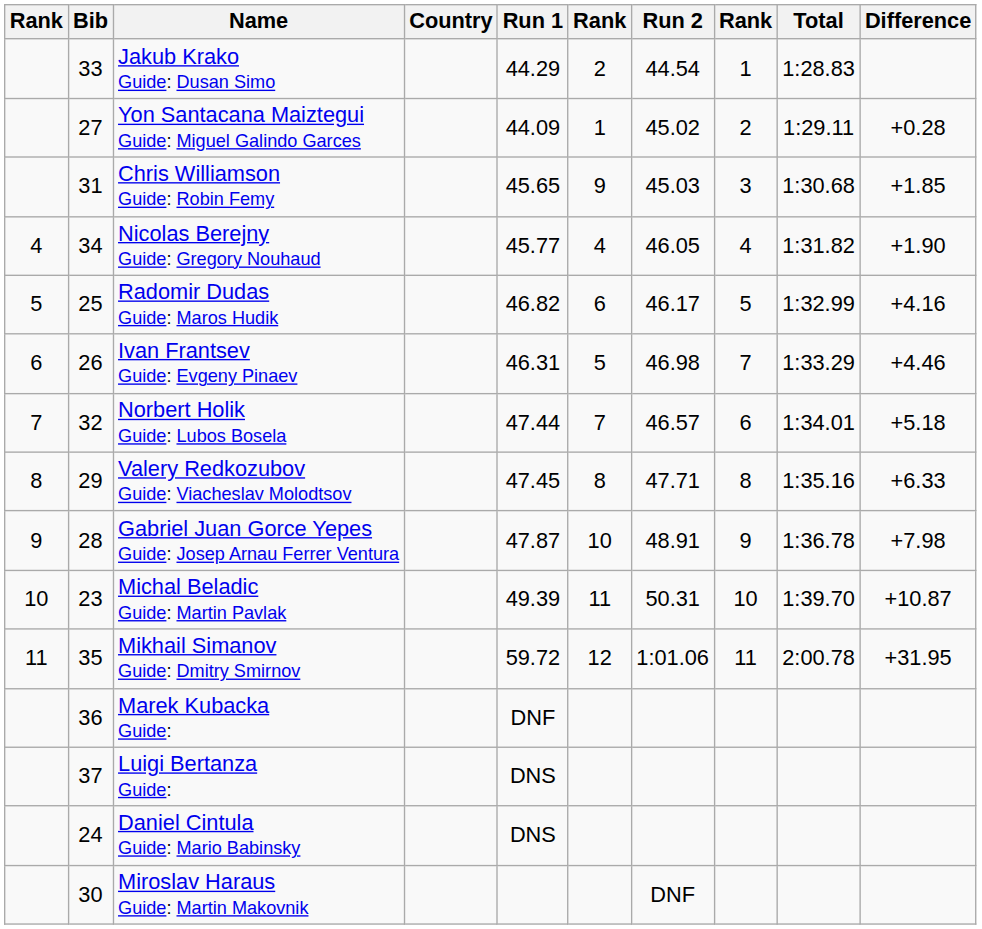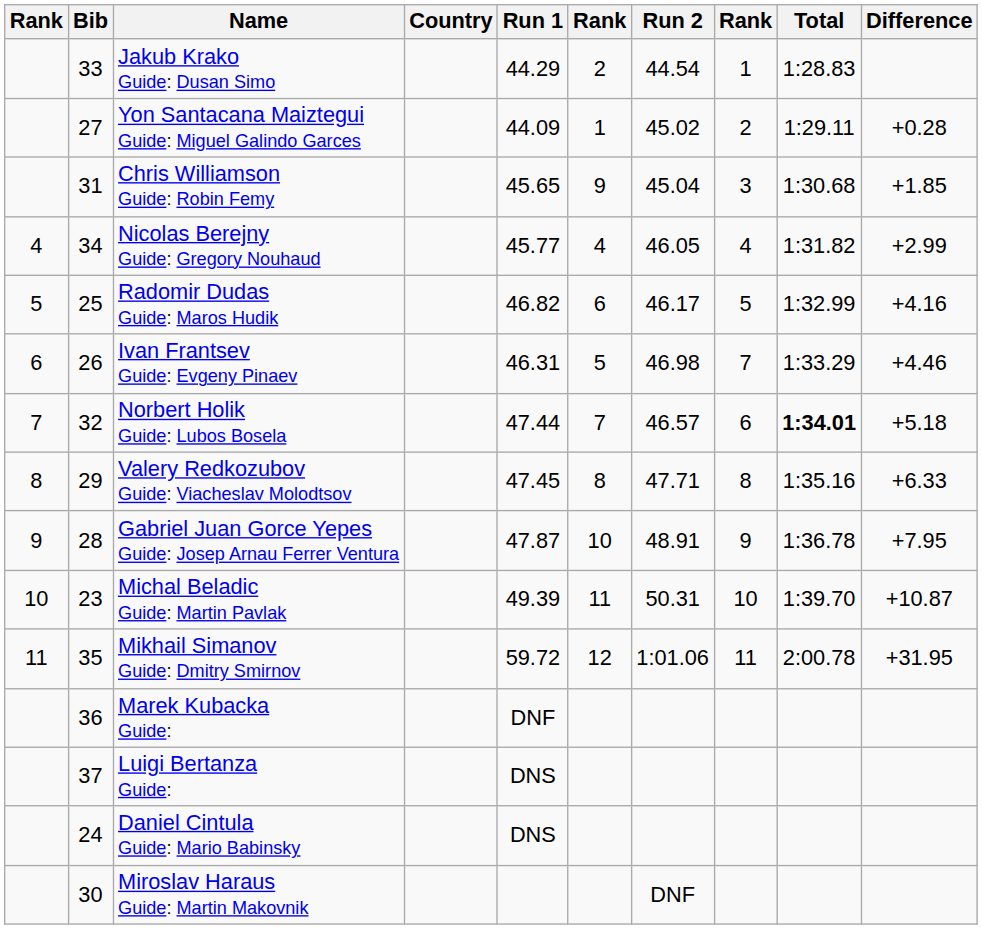(673, 186) 45.03 -> (673, 186) 45.04
(918, 245) +1.90 -> (919, 245) +2.99
(819, 422) normal -> (819, 422) bold
(918, 540) +7.98 -> (919, 540) +7.95
